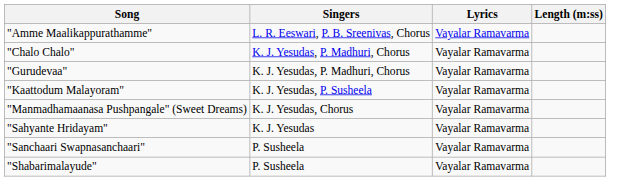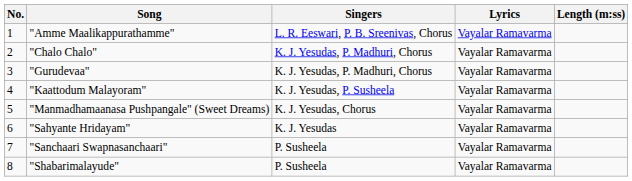+ column: (16, 14)
